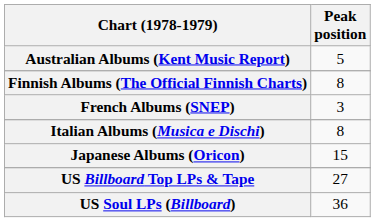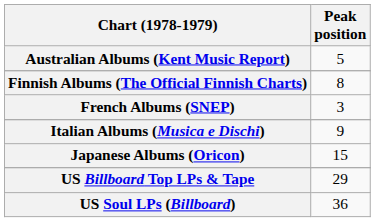(340, 131) 8 -> (340, 131) 9
(340, 180) 27 -> (340, 180) 29
